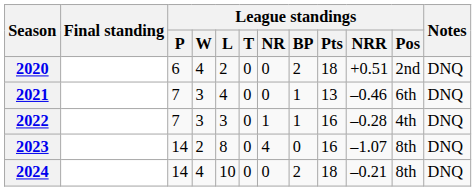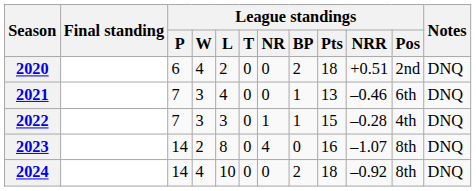(329, 120) 16 -> (329, 120) 15
(369, 172) –0.21 -> (369, 172) –0.92
